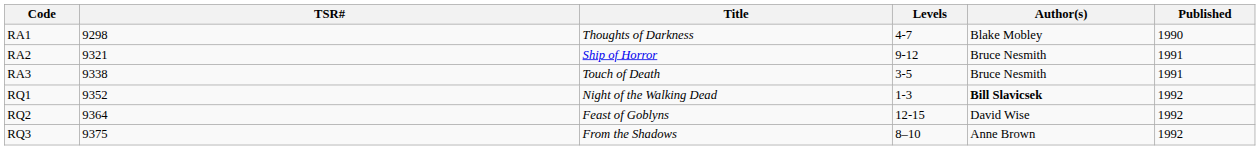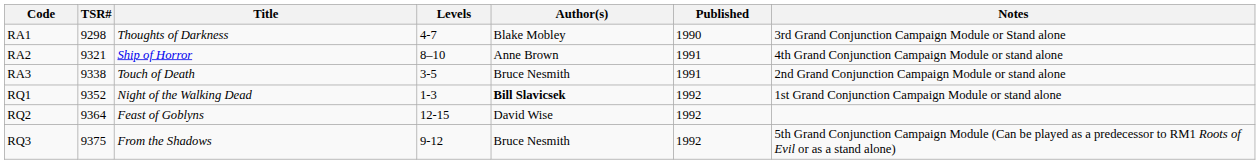+ column: (1013, 14)
(907, 54) 9-12 -> (433, 54) 8–10
(1008, 54) Bruce Nesmith -> (526, 54) Anne Brown
(908, 134) 8–10 -> (432, 141) 9-12
(1003, 134) Anne Brown -> (532, 141) Bruce Nesmith
